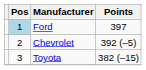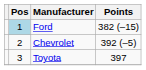(119, 27) 397 -> (119, 27) 382 (–15)
(119, 58) 382 (–15) -> (119, 58) 397
